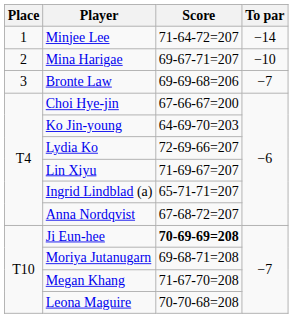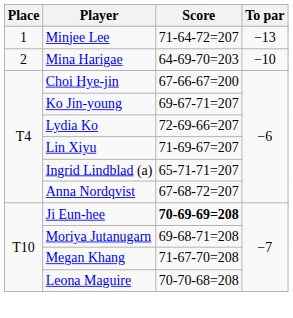(265, 37) −14 -> (265, 37) −13
(199, 59) 69-67-71=207 -> (199, 59) 64-69-70=203
- row: (79, 81)
(199, 125) 64-69-70=203 -> (199, 103) 69-67-71=207
